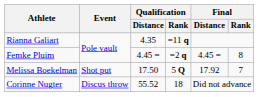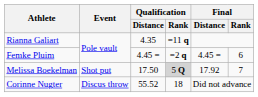(241, 55) 8 -> (241, 55) 6
(178, 70) no background -> (178, 70) lightgrey background
